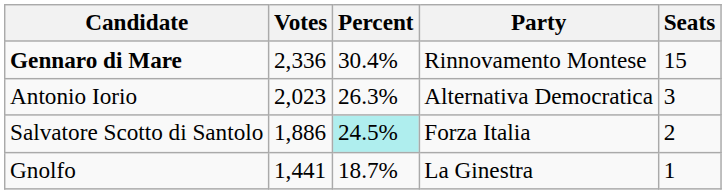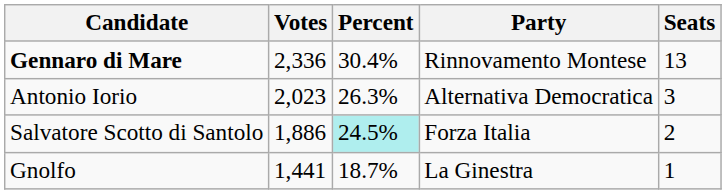(675, 59) 15 -> (675, 59) 13
